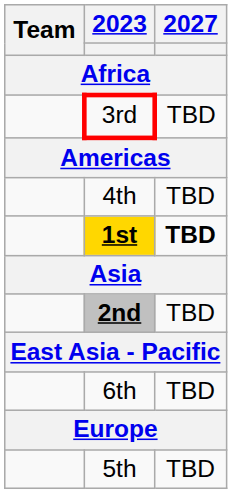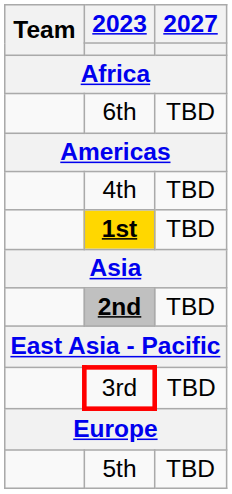rows swapped: (120, 115) <-> (120, 390)
(191, 235) bold -> (191, 229) normal
